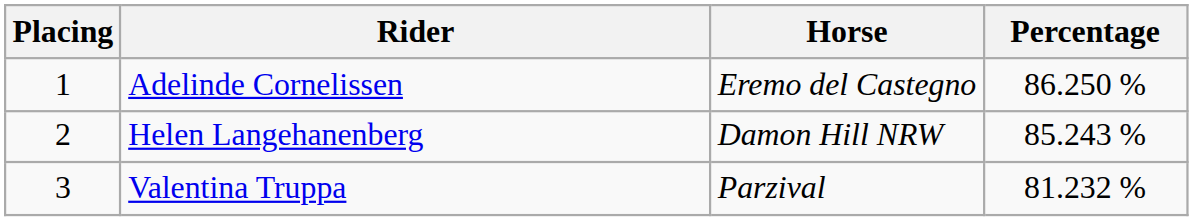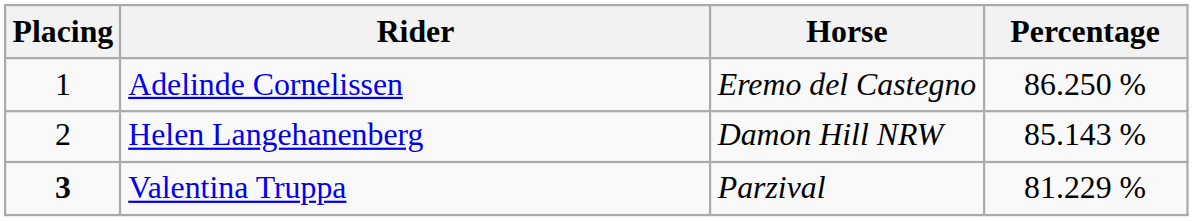(1085, 136) 85.243 % -> (1085, 136) 85.143 %
(63, 188) normal -> (63, 188) bold
(1085, 188) 81.232 % -> (1085, 188) 81.229 %
